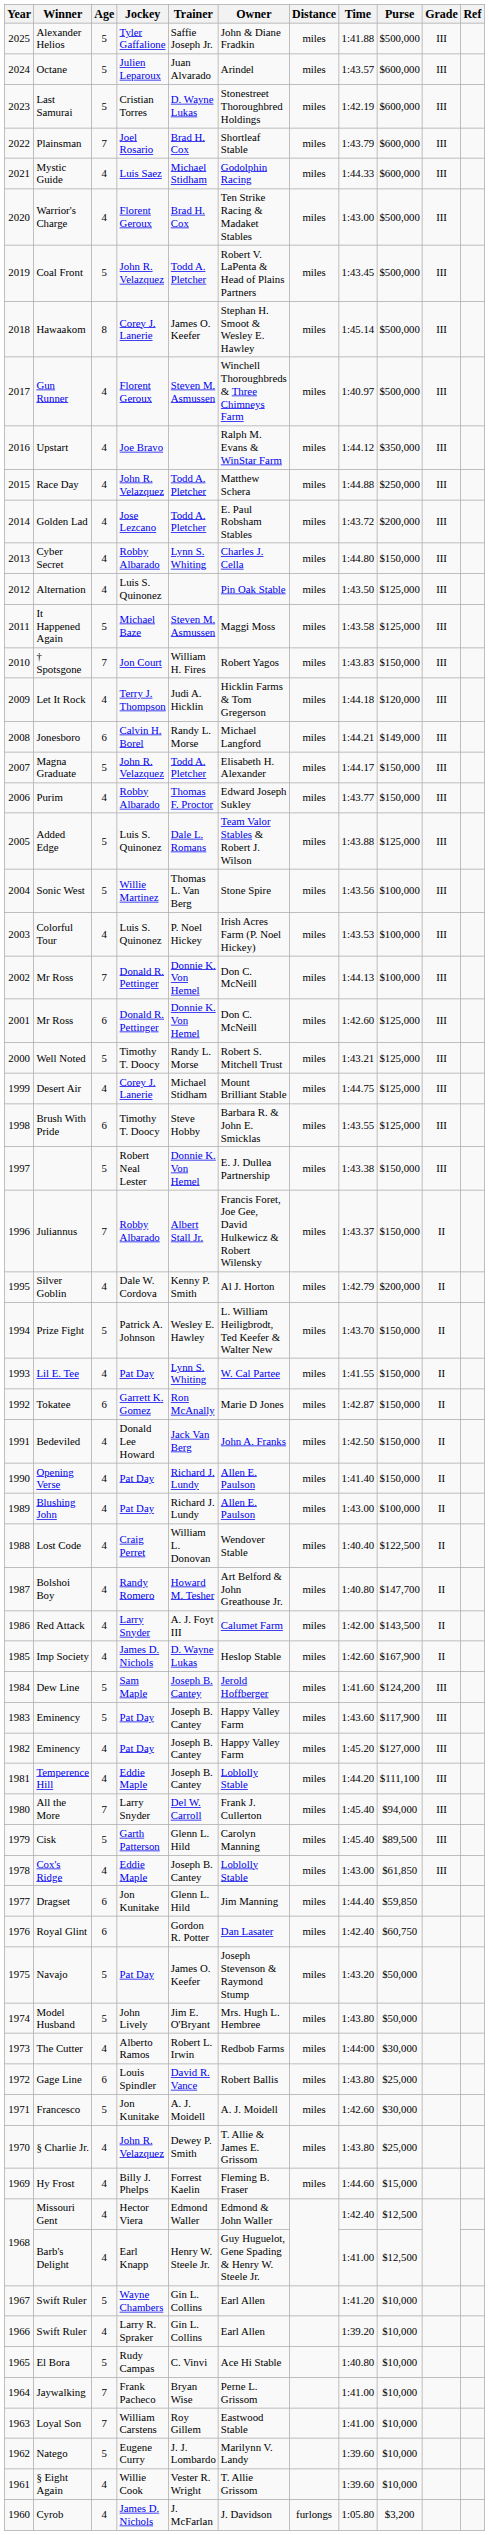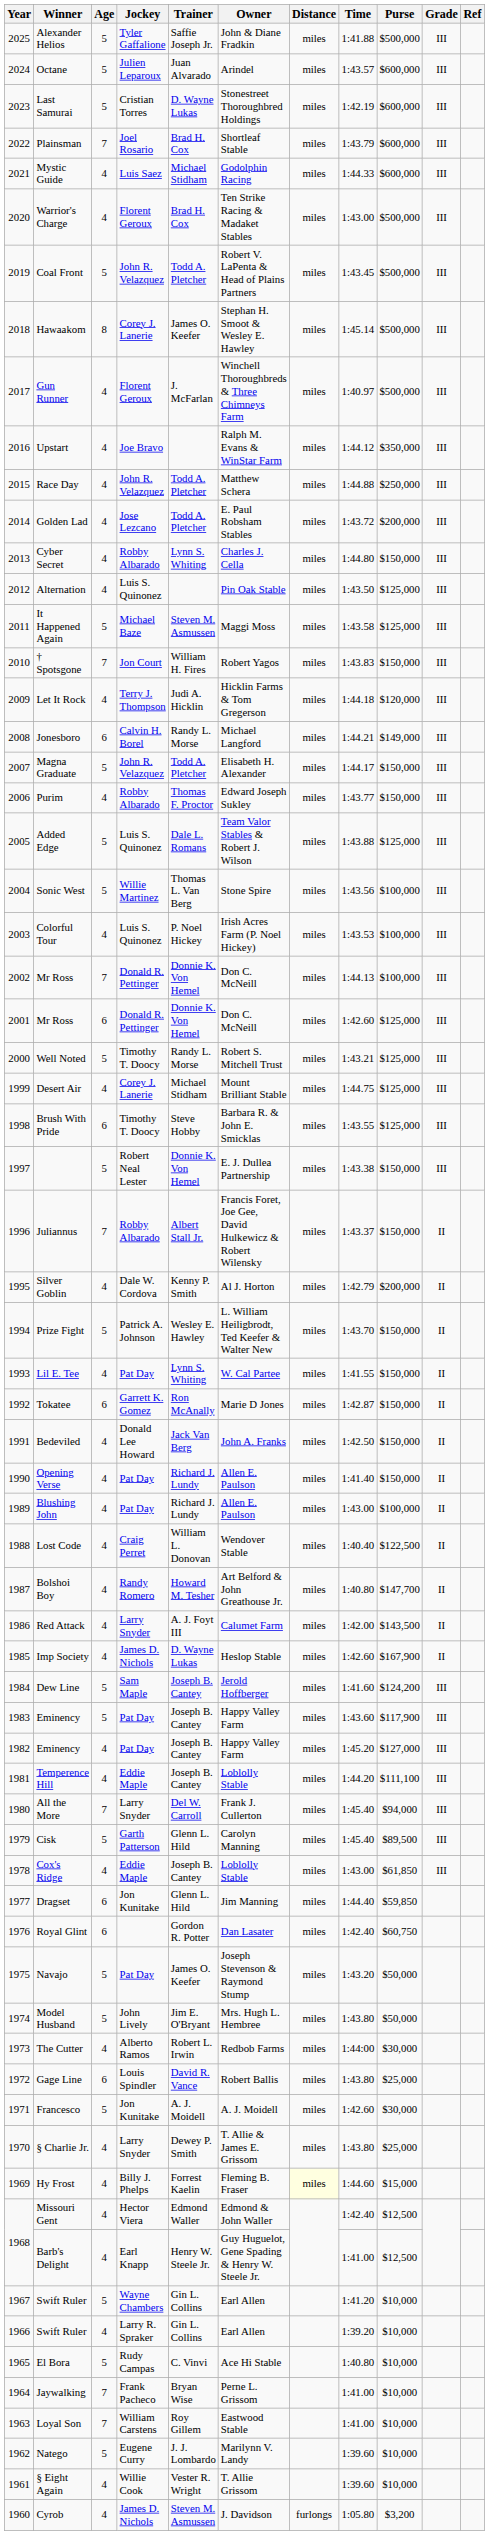(193, 391) Steven M. Asmussen -> (192, 391) J. McFarlan
(142, 2146) John R. Velazquez -> (135, 2146) Larry Snyder
(314, 2183) no background -> (314, 2183) lightyellow background
(192, 2514) J. McFarlan -> (193, 2514) Steven M. Asmussen
